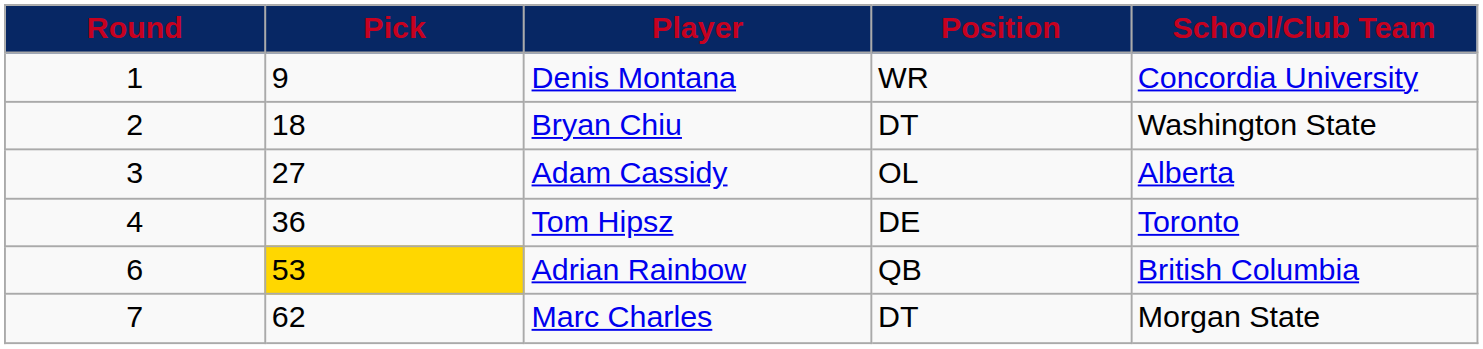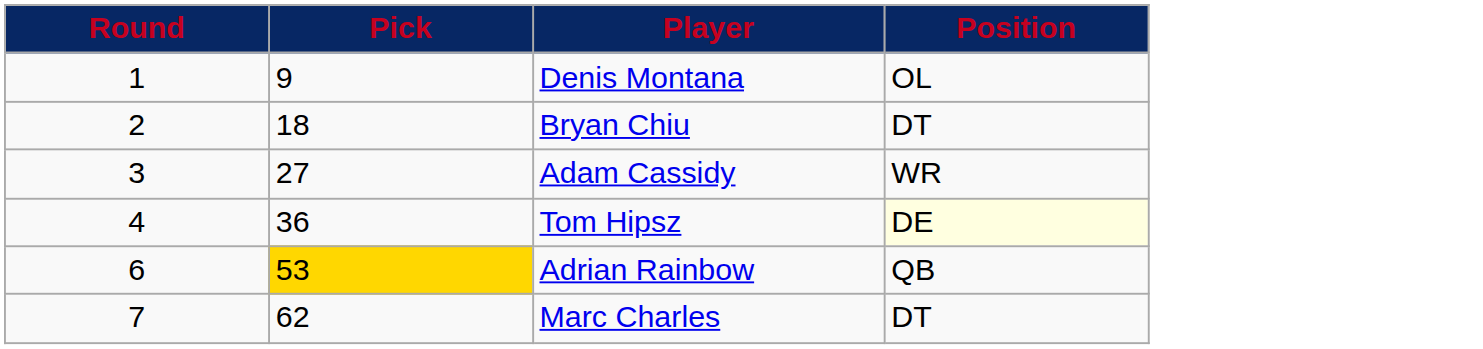- column: (1304, 28)
(903, 76) WR -> (912, 76) OL
(898, 173) OL -> (917, 173) WR
(899, 221) no background -> (912, 221) lightyellow background
